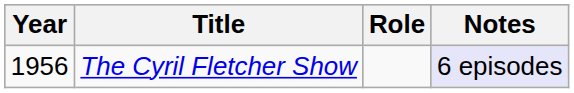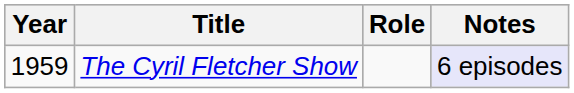(40, 66) 1956 -> (40, 66) 1959
